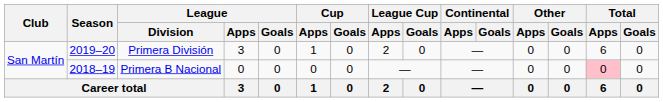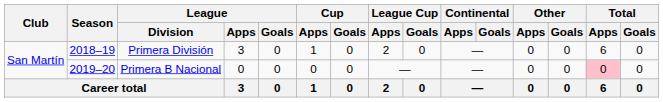(92, 50) 2019–20 -> (92, 50) 2018–19
(92, 69) 2018–19 -> (92, 69) 2019–20
